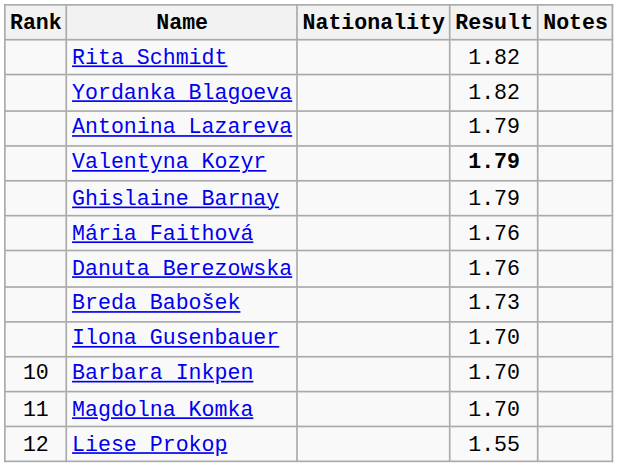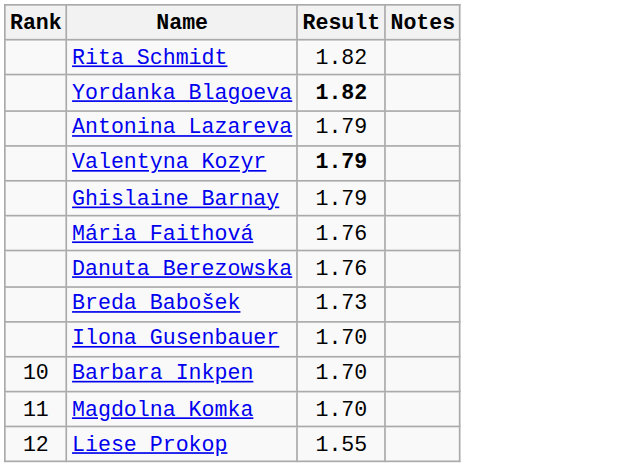- column: (374, 22)
(494, 93) normal -> (341, 93) bold
